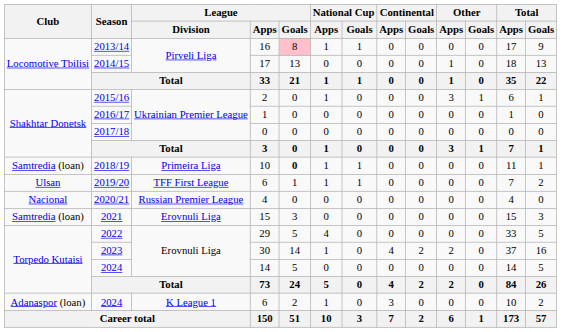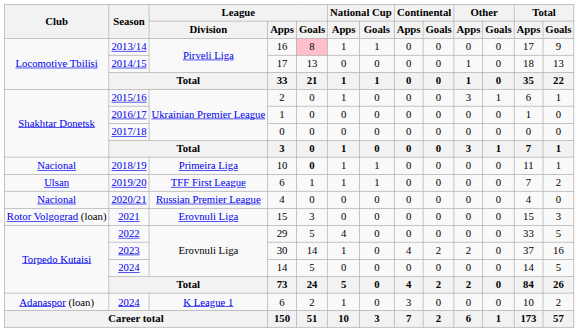(48, 166) Samtredia (loan) -> (57, 166) Nacional
(48, 217) Samtredia (loan) -> (57, 217) Rotor Volgograd (loan)
